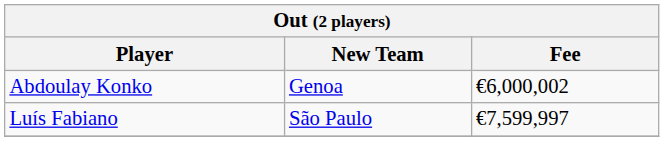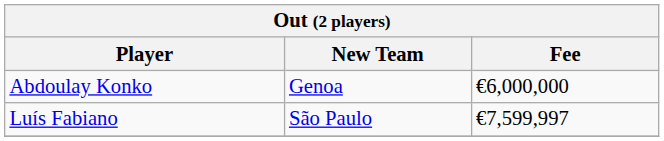(522, 86) €6,000,002 -> (522, 86) €6,000,000
